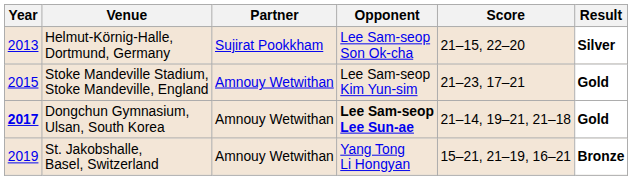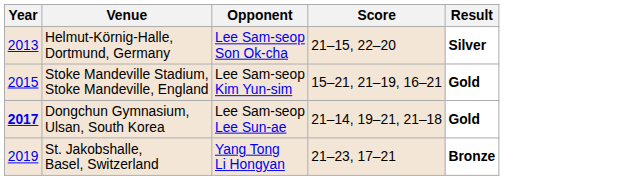- column: (274, 16)
(483, 83) 21–23, 17–21 -> (377, 83) 15–21, 21–19, 16–21
(387, 120) bold -> (260, 120) normal
(506, 157) 15–21, 21–19, 16–21 -> (354, 157) 21–23, 17–21
